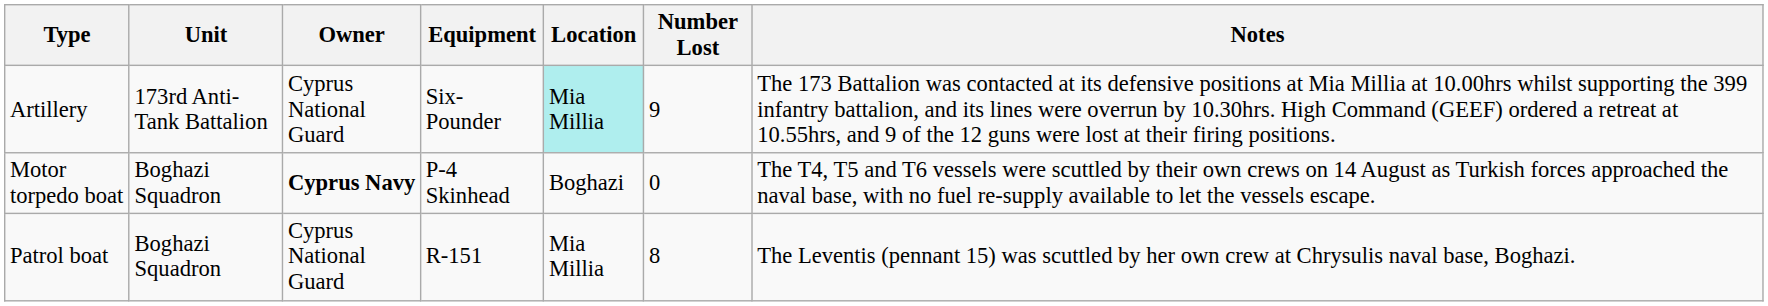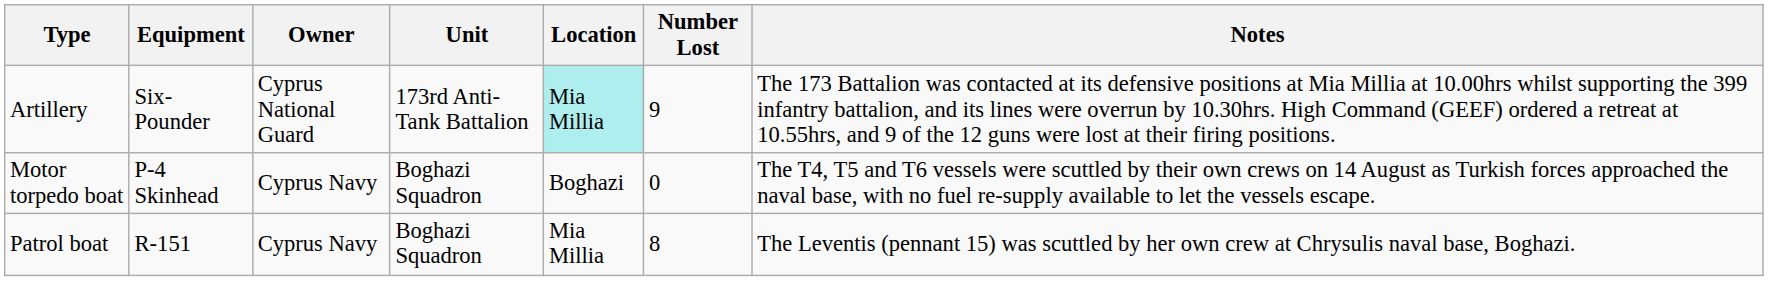columns swapped: (482, 35) <-> (206, 35)
(352, 182) bold -> (317, 182) normal
(327, 256) Cyprus National Guard -> (317, 243) Cyprus Navy
